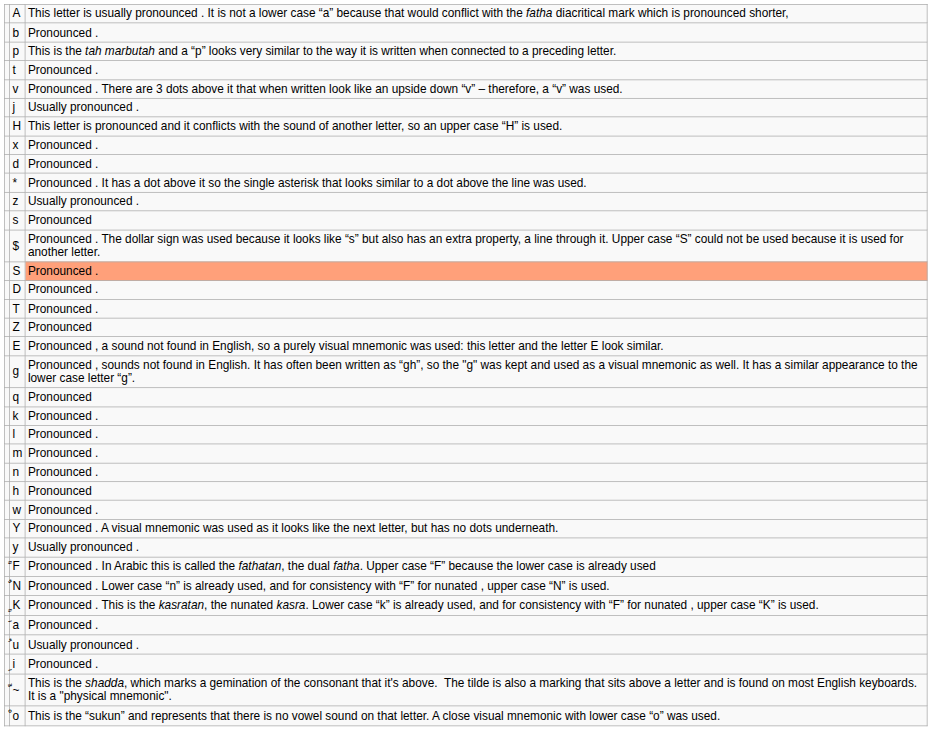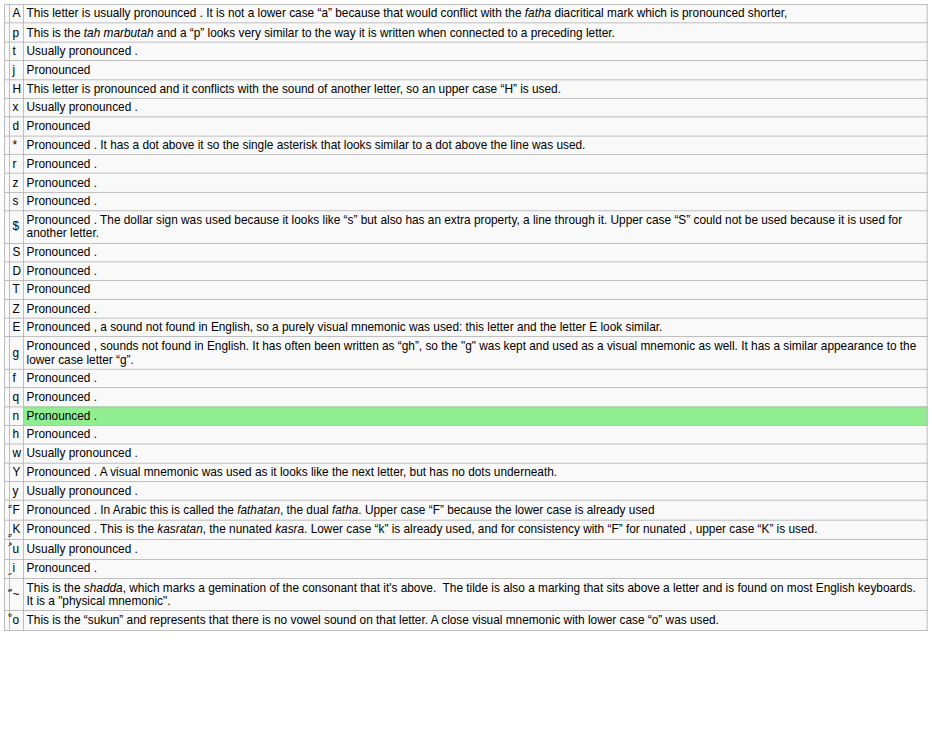- row: (16, 32)
(63, 70) Pronounced . -> (82, 51) Usually pronounced .
- row: (16, 88)
(83, 107) Usually pronounced . -> (58, 70) Pronounced
(63, 145) Pronounced . -> (82, 107) Usually pronounced .
(63, 164) Pronounced . -> (58, 126) Pronounced
+ row: (15, 164)
(83, 201) Usually pronounced . -> (62, 182) Pronounced .
(60, 220) Pronounced -> (62, 201) Pronounced .
(63, 271) lightsalmon background -> (62, 252) no background
(63, 308) Pronounced . -> (58, 290) Pronounced
(60, 327) Pronounced -> (62, 308) Pronounced .
+ row: (14, 378)
(60, 397) Pronounced -> (62, 397) Pronounced .
- row: (16, 416)
- row: (14, 434)
- row: (17, 453)
(63, 472) no background -> (62, 416) lightgreen background
(60, 491) Pronounced -> (62, 434) Pronounced .
(63, 509) Pronounced . -> (82, 453) Usually pronounced .
- row: (17, 586)
- row: (16, 625)
